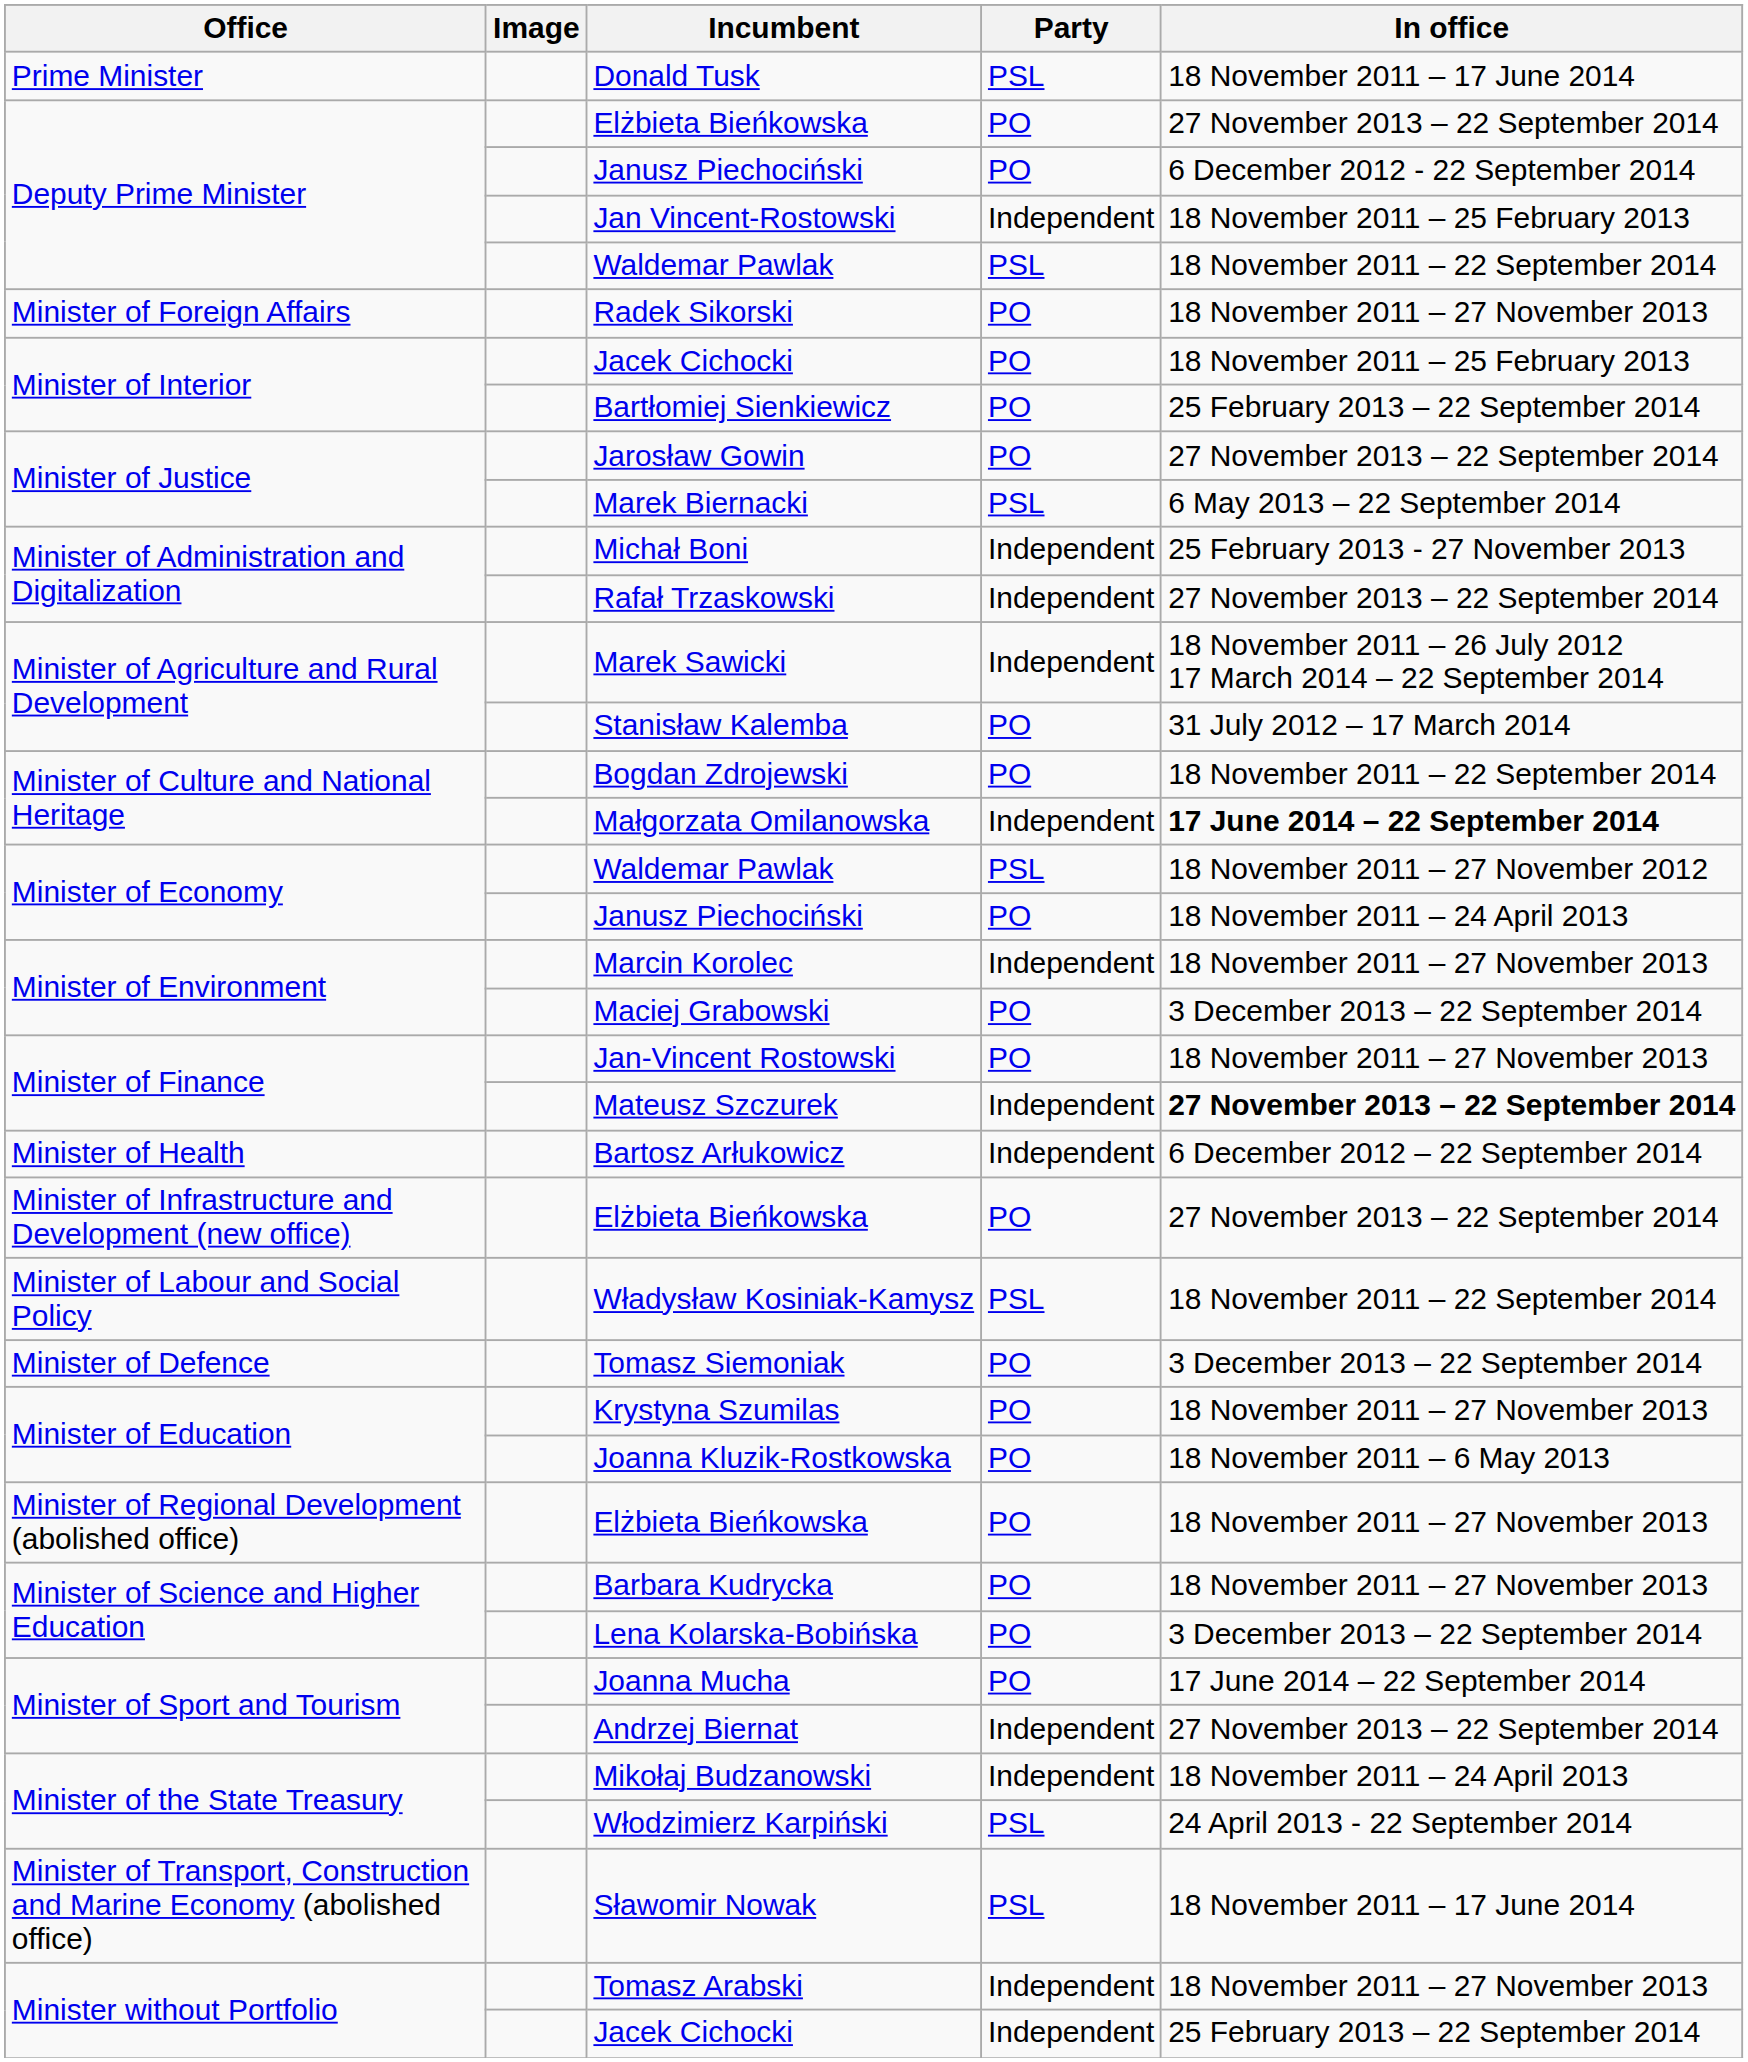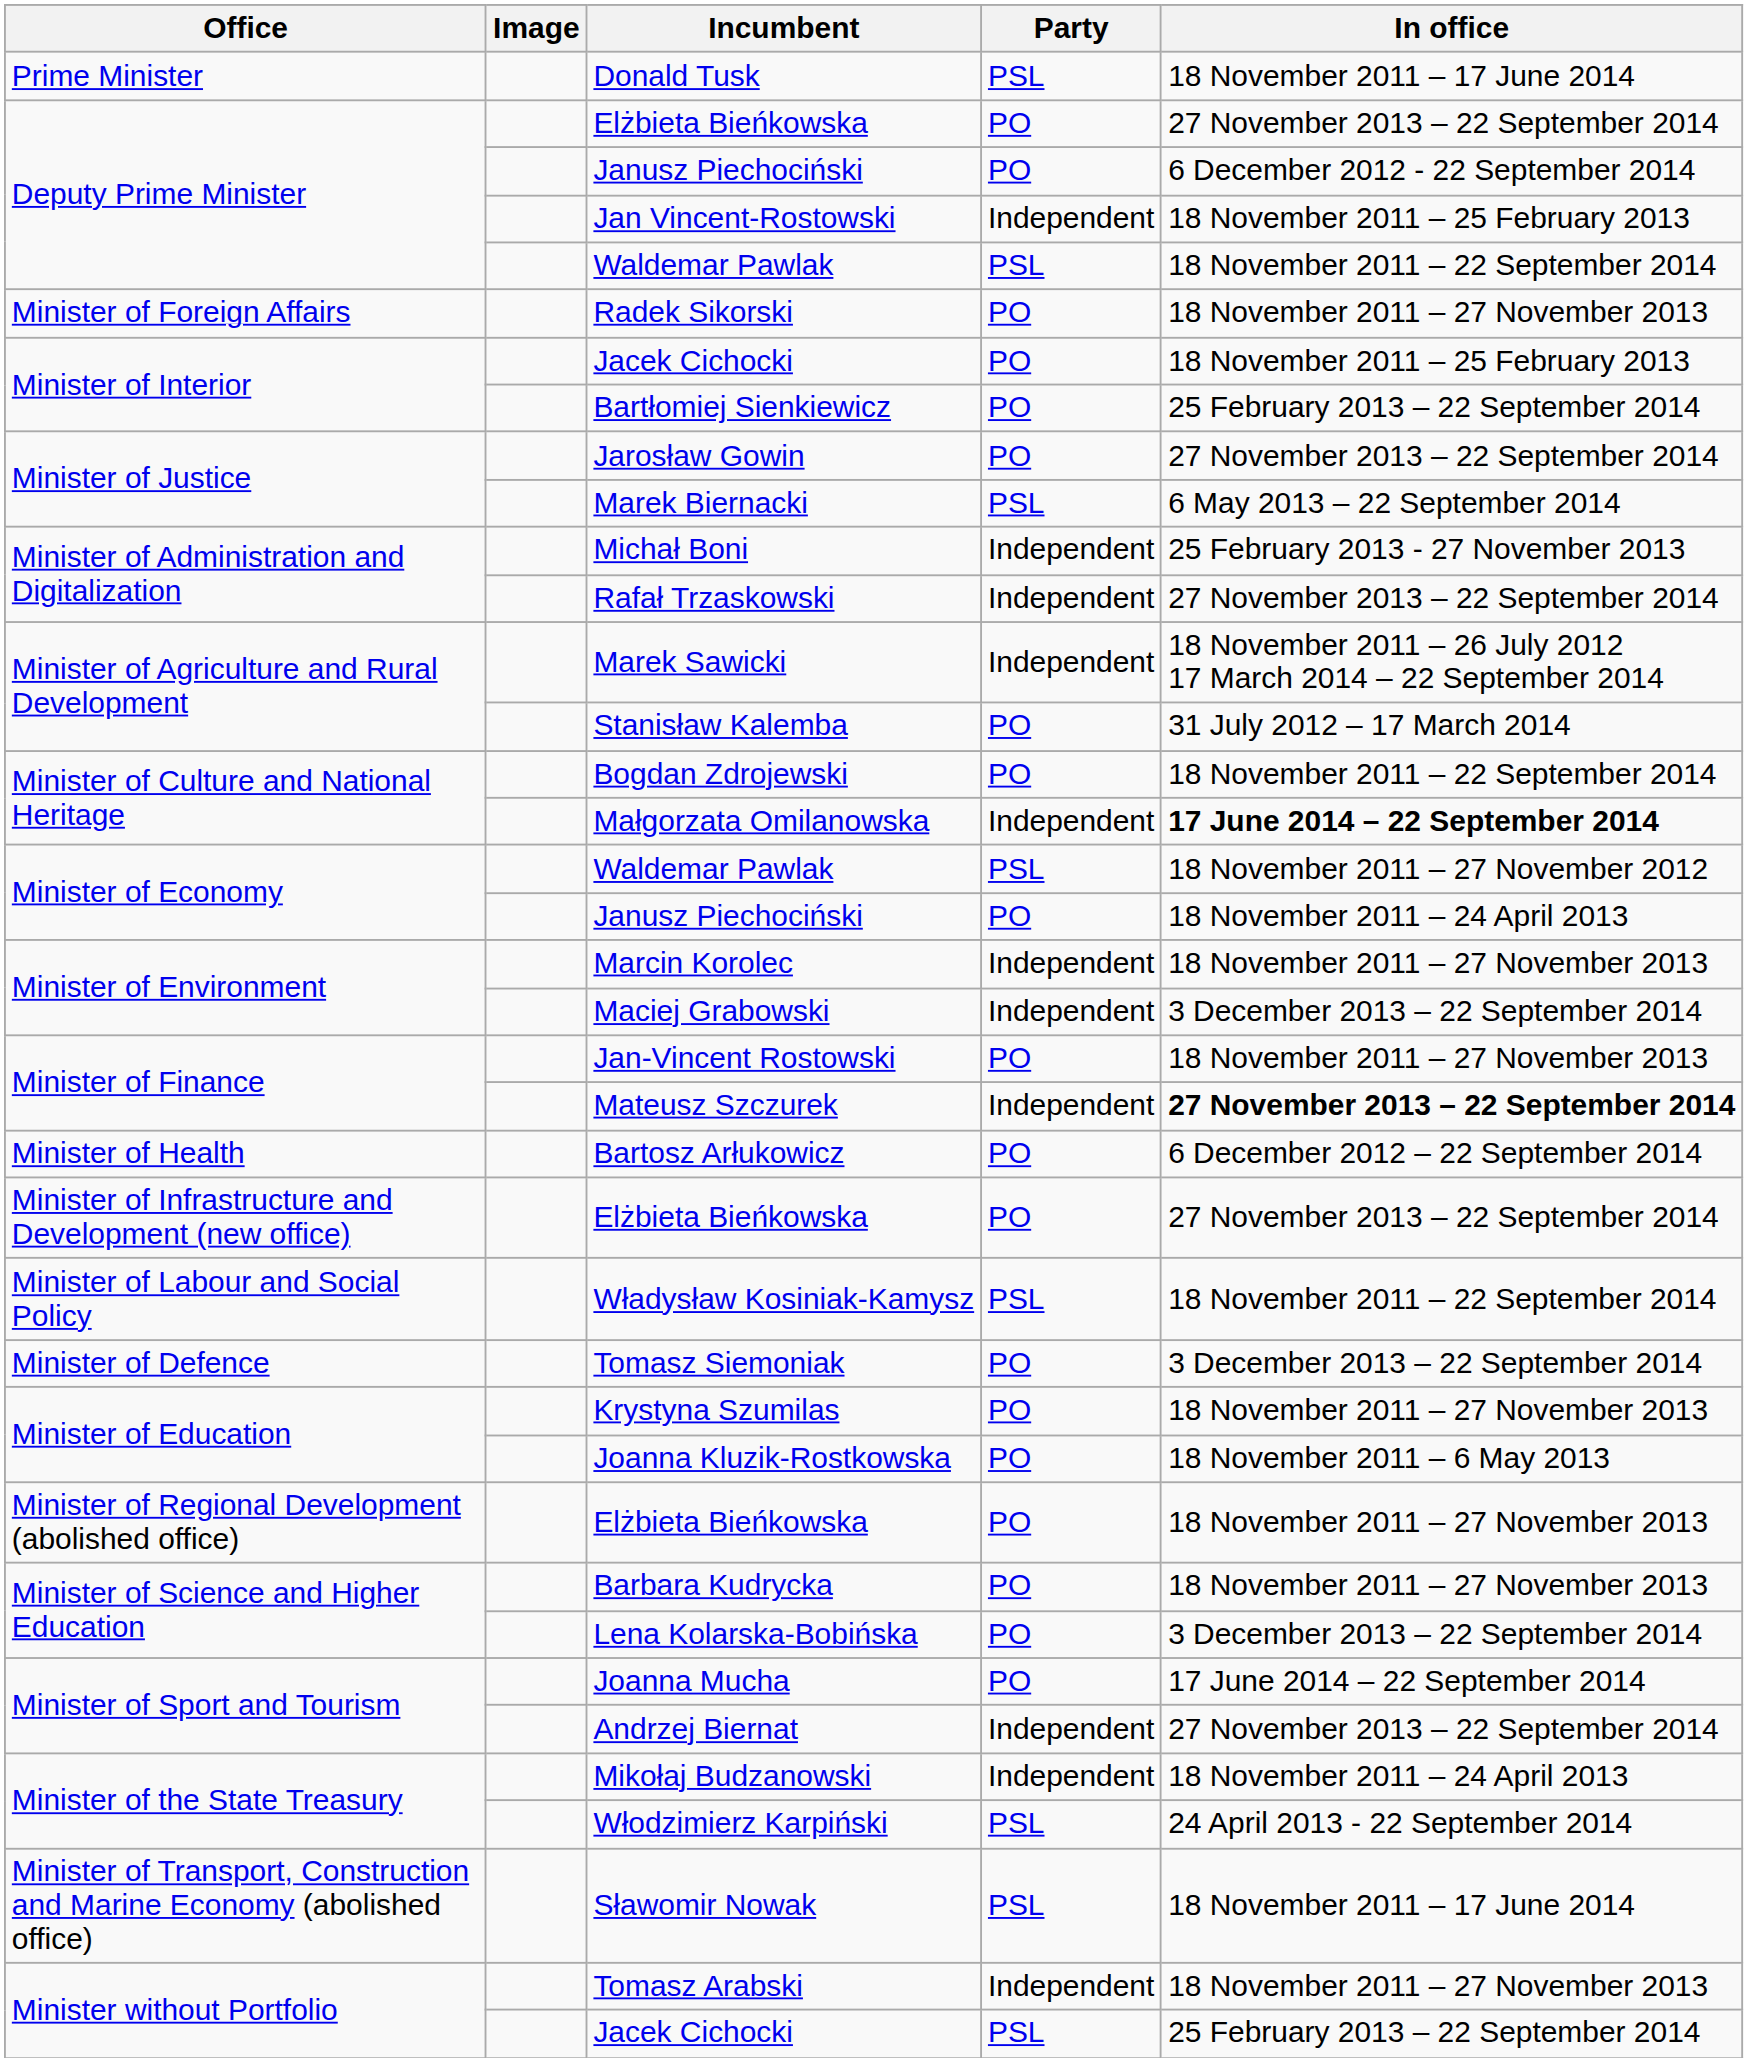(1010, 1010) PO -> (1071, 1010) Independent
(1071, 1153) Independent -> (1010, 1153) PO
(1071, 2033) Independent -> (1016, 2033) PSL
